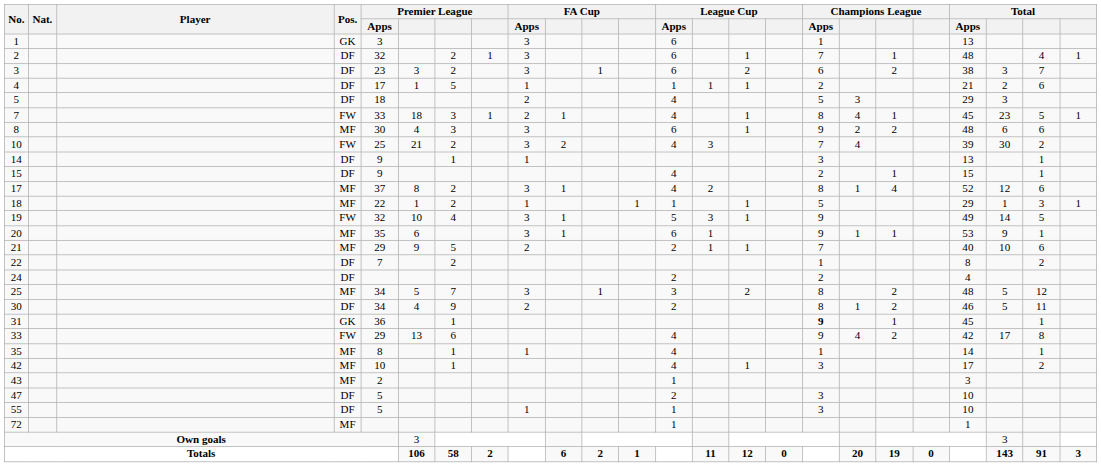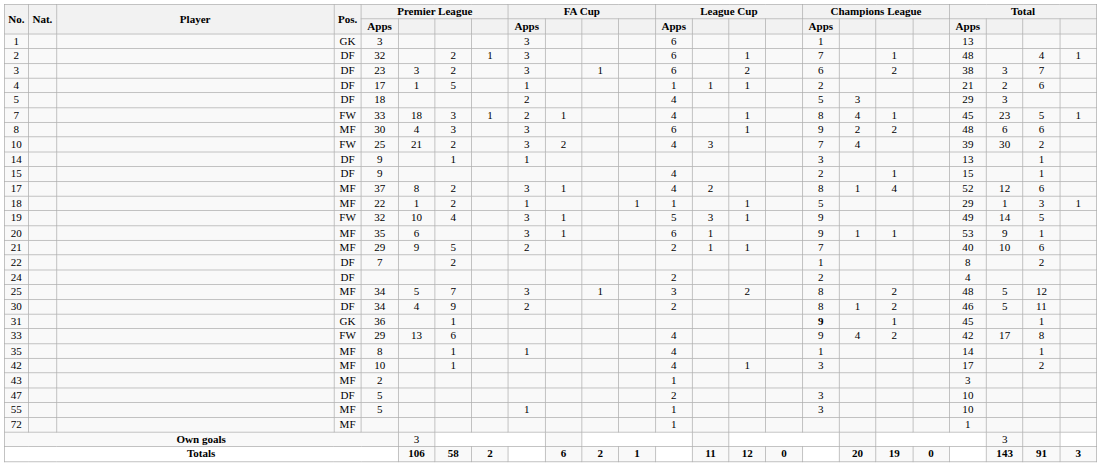(348, 410) DF -> (348, 410) MF
